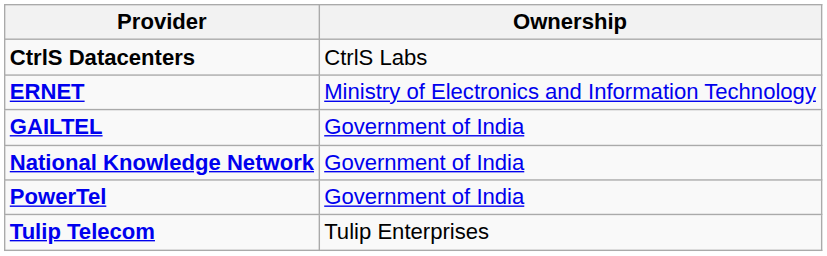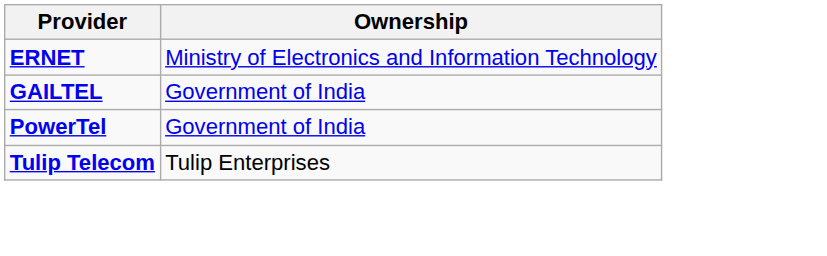- row: (102, 57)
- row: (162, 162)
